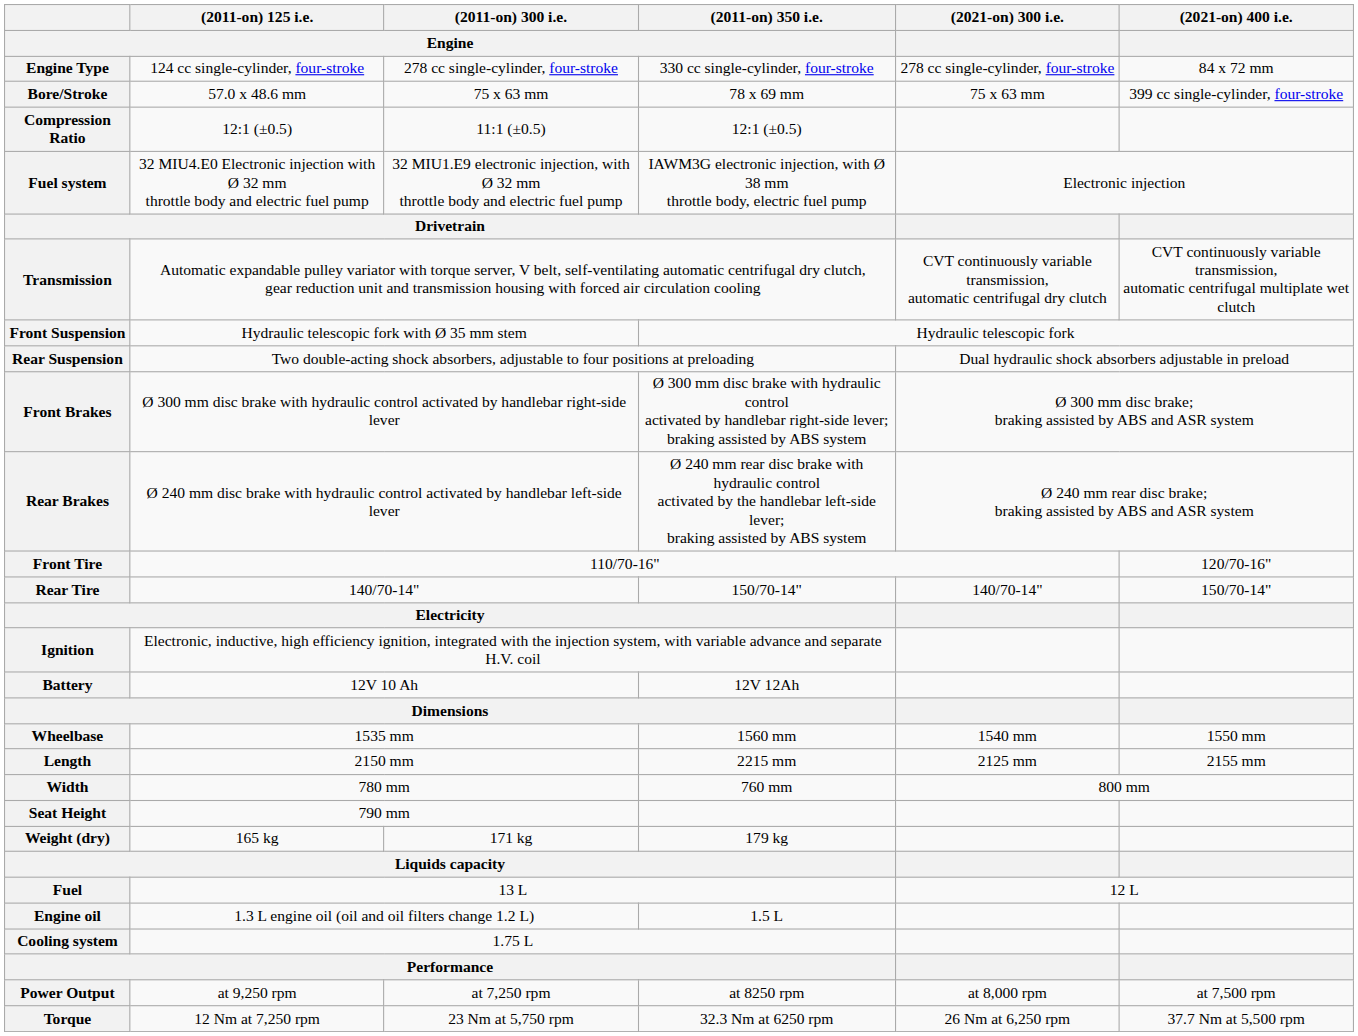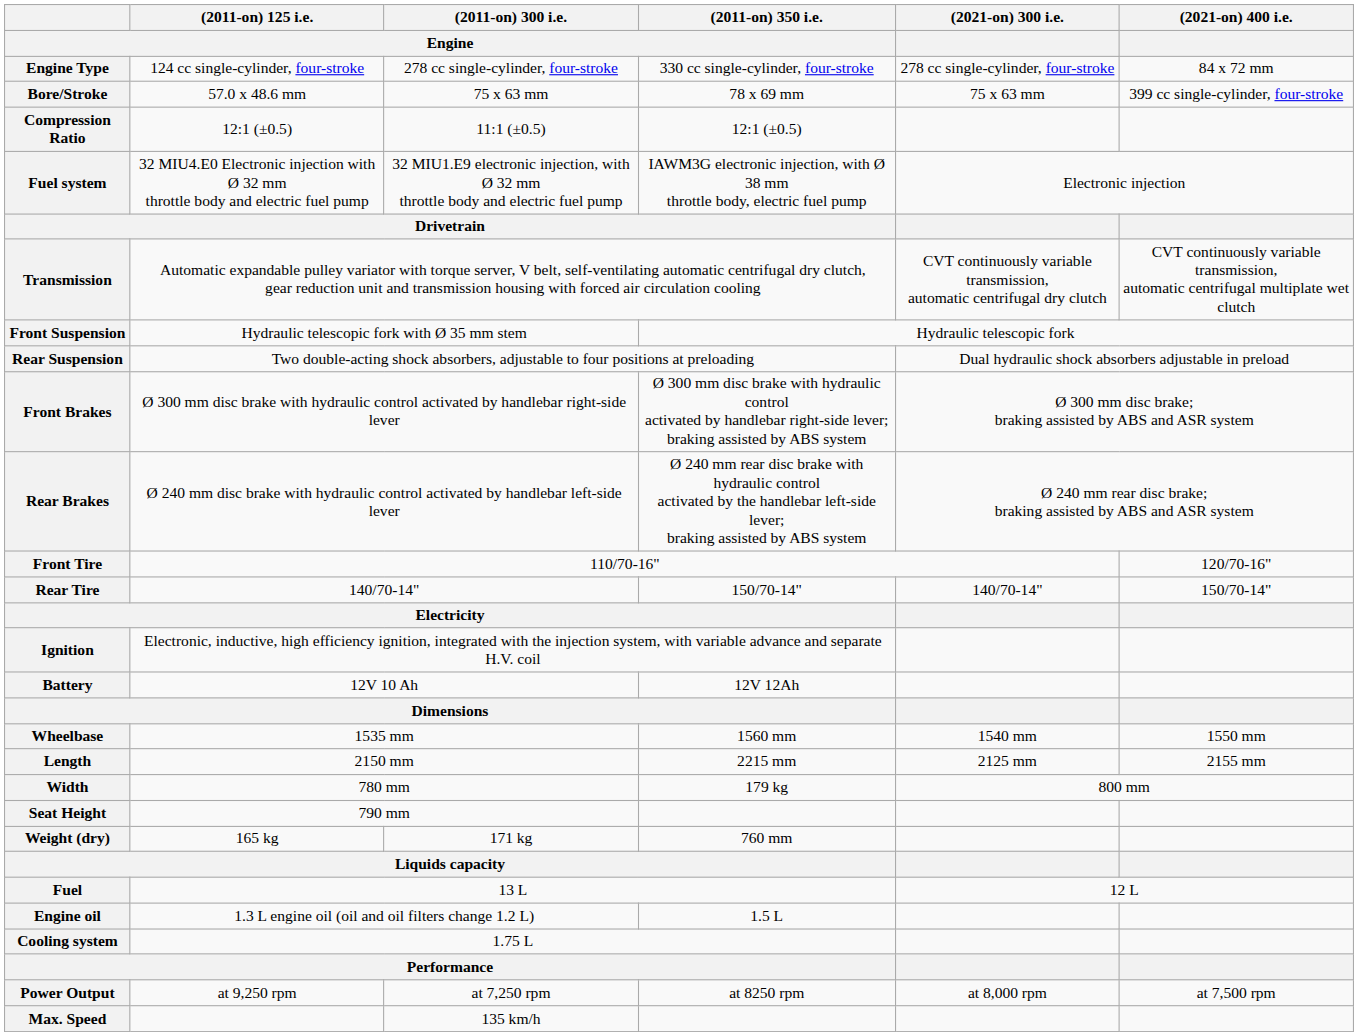(767, 787) 760 mm -> (767, 787) 179 kg
(767, 839) 179 kg -> (767, 839) 760 mm
- row: (67, 1018)
+ row: (67, 1018)
